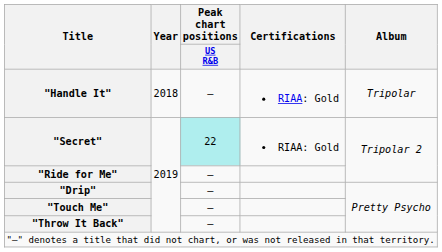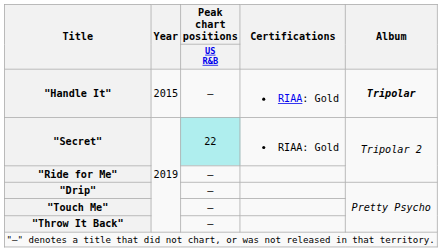(166, 93) 2018 -> (166, 93) 2015
(391, 93) normal -> (391, 93) bold
